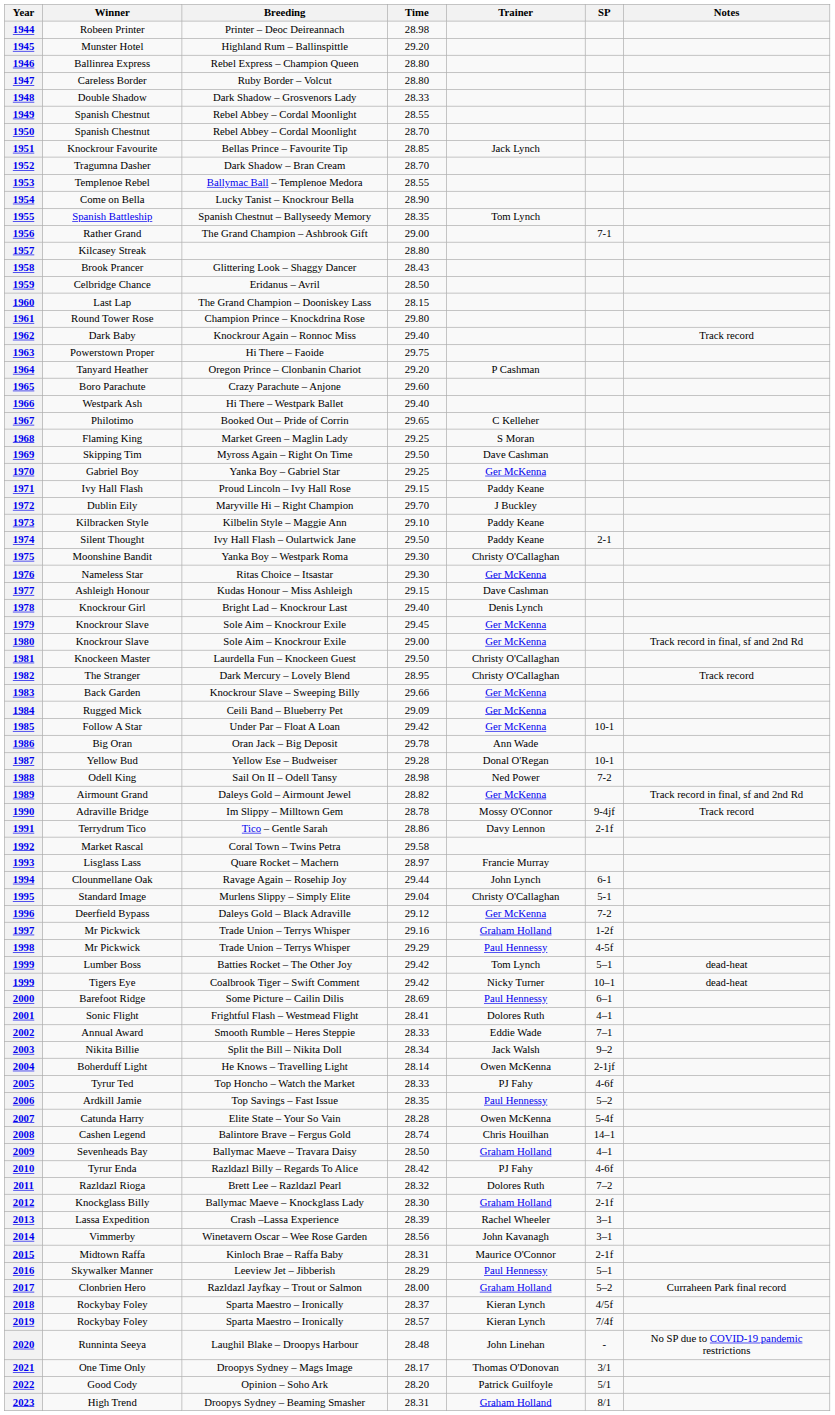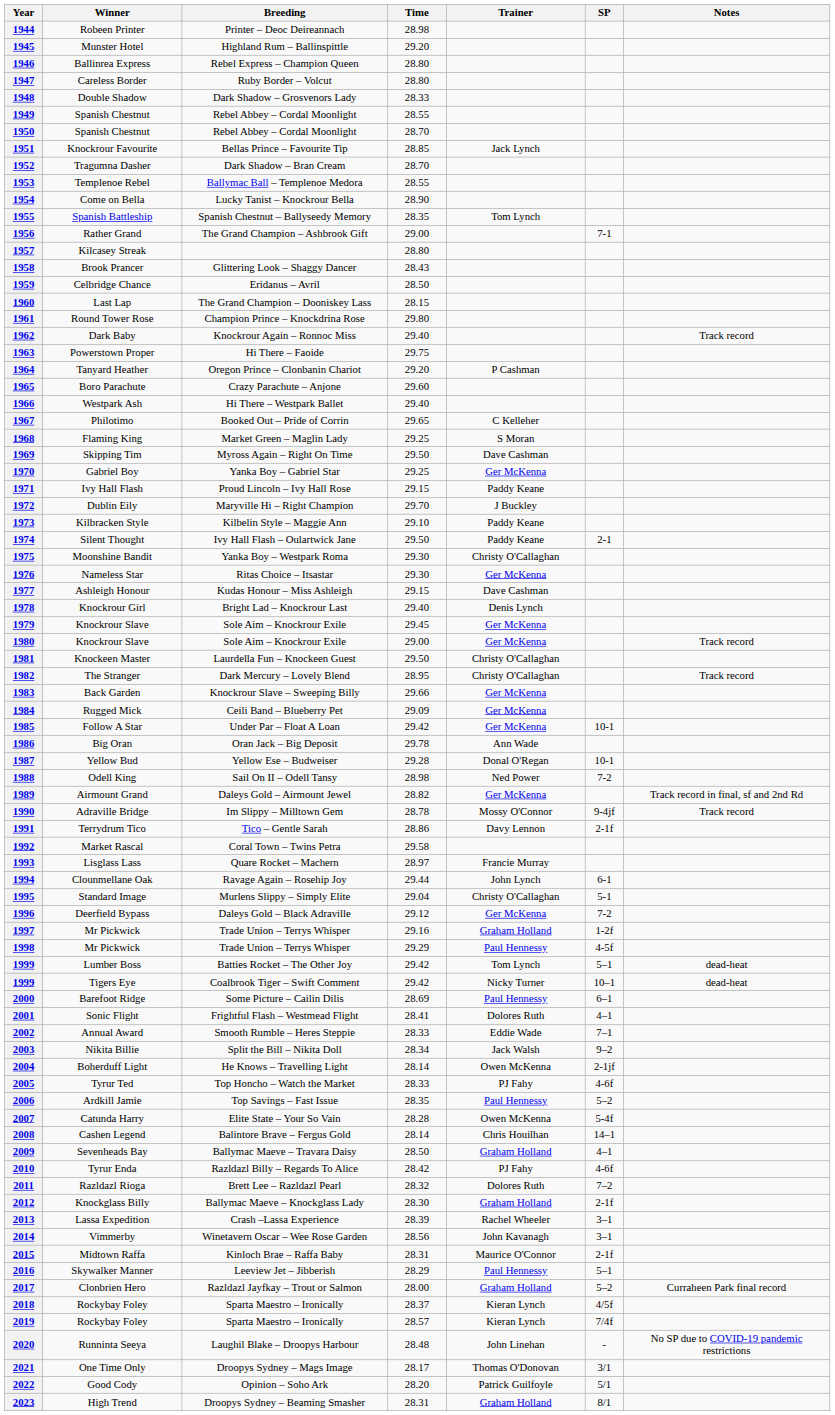(727, 642) Track record in final, sf and 2nd Rd -> (727, 642) Track record
(417, 1135) 28.74 -> (417, 1135) 28.14
